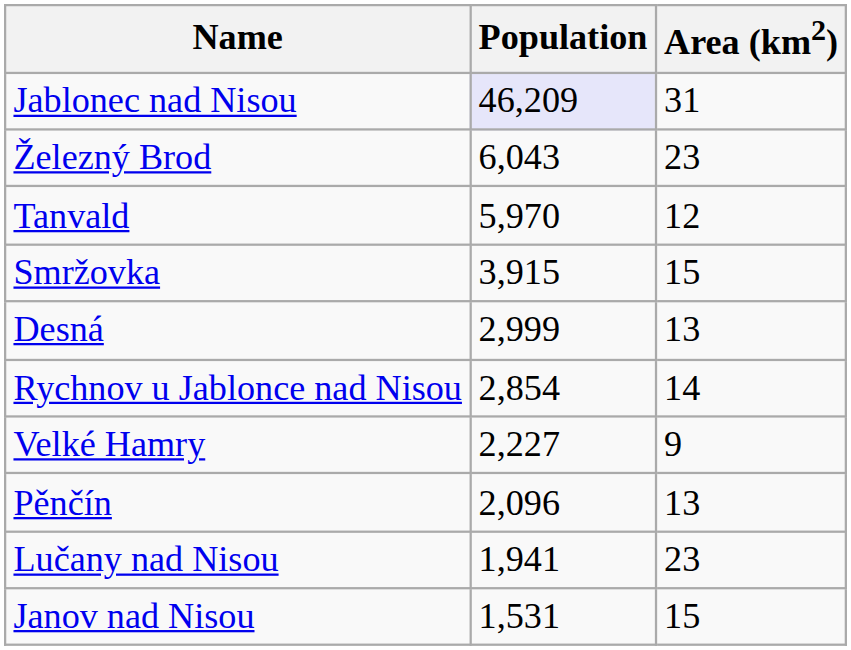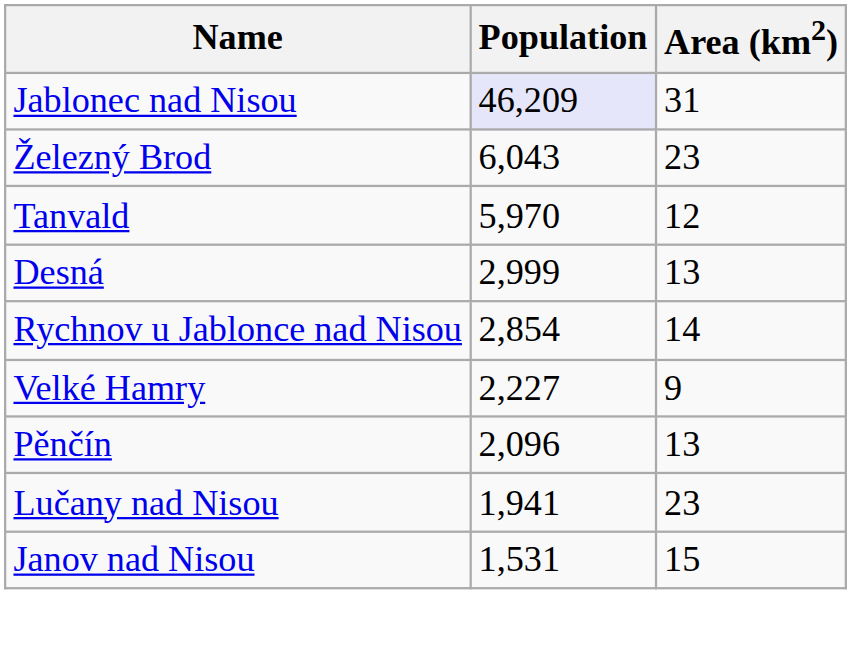- row: (87, 272)
